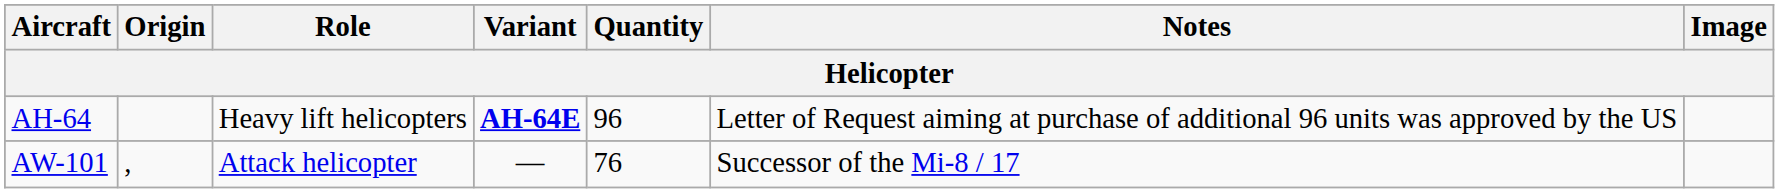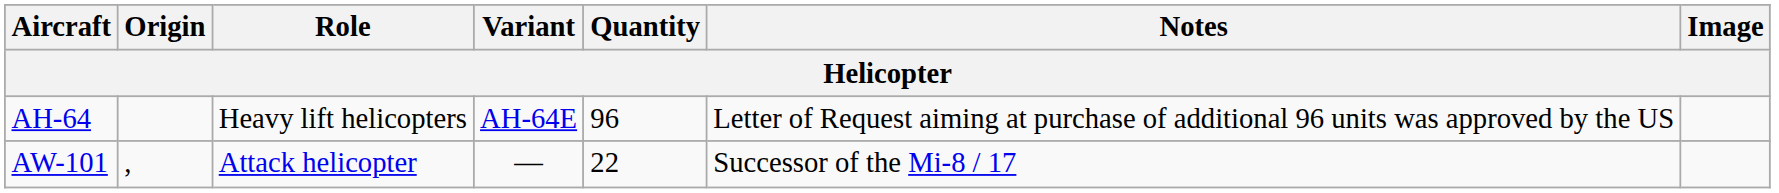(530, 118) bold -> (529, 118) normal
(608, 163) 76 -> (605, 163) 22
